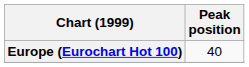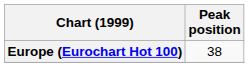(215, 51) 40 -> (215, 51) 38
